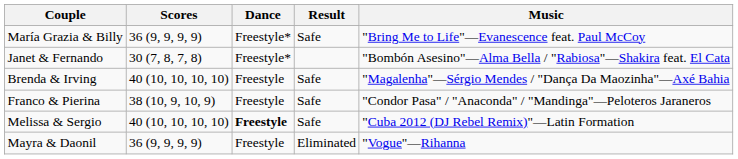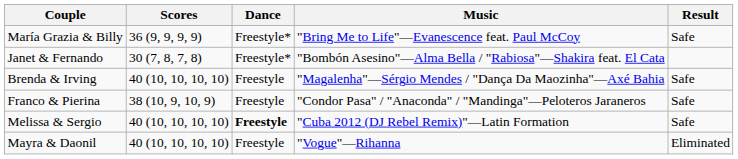columns swapped: (546, 15) <-> (327, 15)
(165, 143) 36 (9, 9, 9, 9) -> (179, 143) 40 (10, 10, 10, 10)
